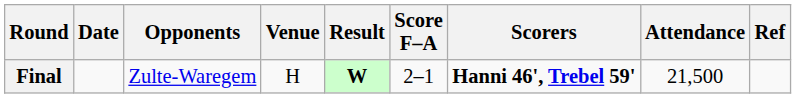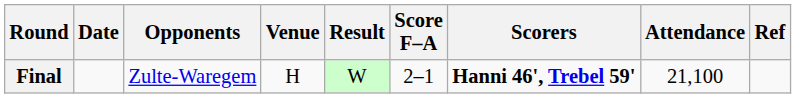(357, 76) bold -> (357, 76) normal
(695, 76) 21,500 -> (695, 76) 21,100
